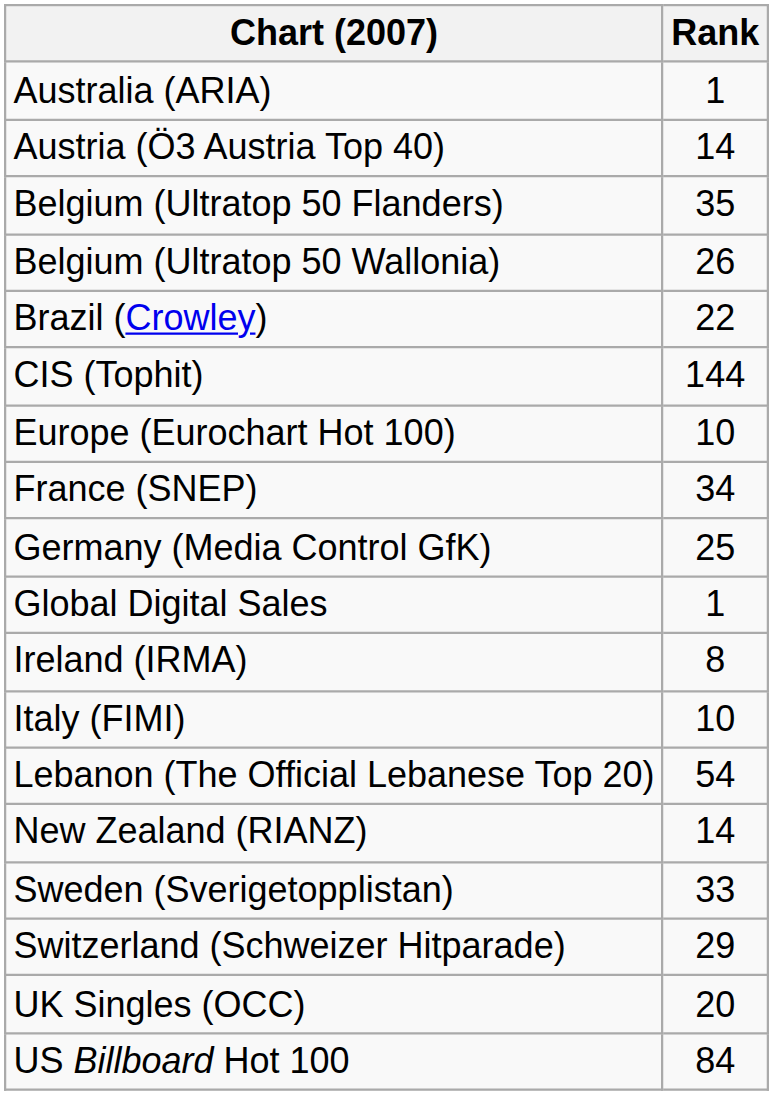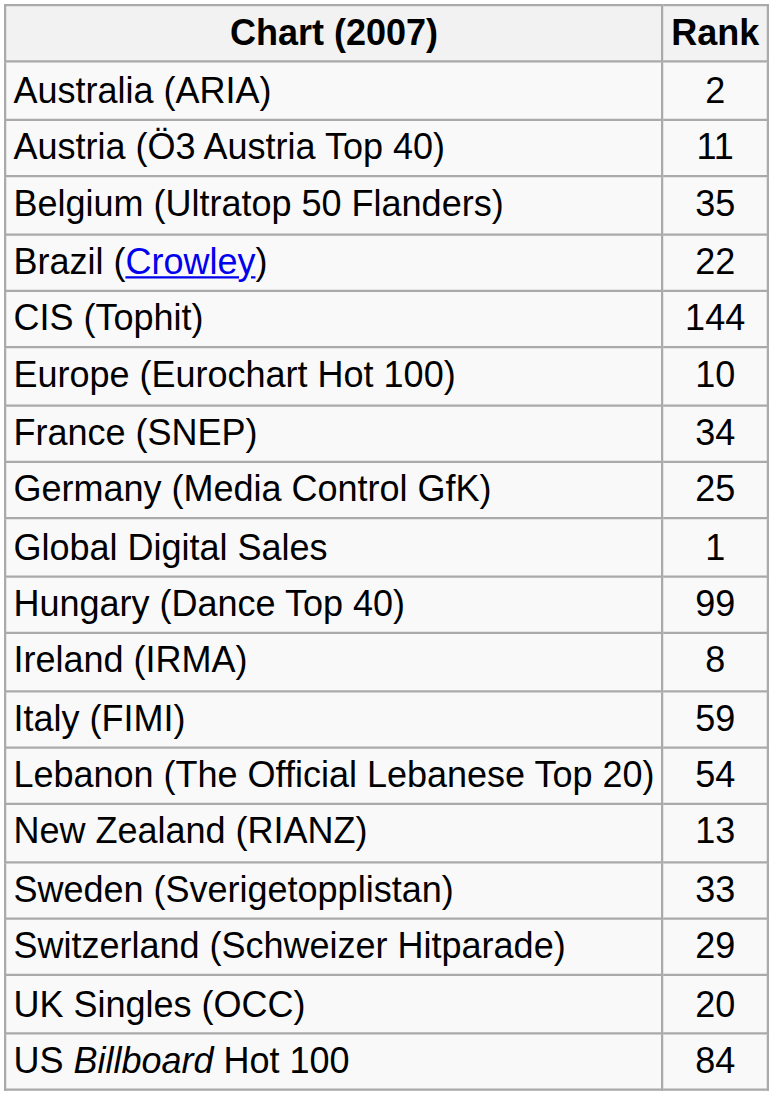(715, 90) 1 -> (715, 90) 2
(715, 147) 14 -> (715, 147) 11
- row: (257, 261)
+ row: (209, 603)
(715, 718) 10 -> (715, 718) 59
(715, 832) 14 -> (715, 832) 13
